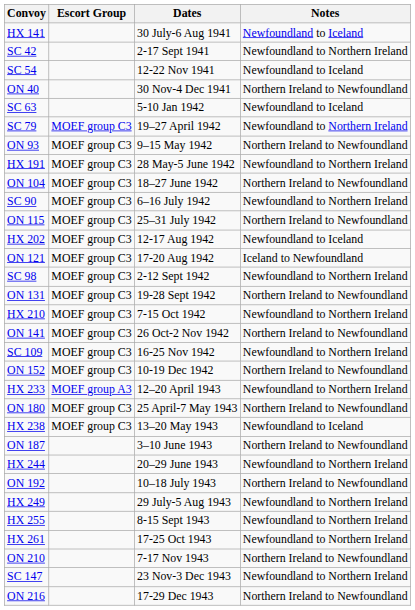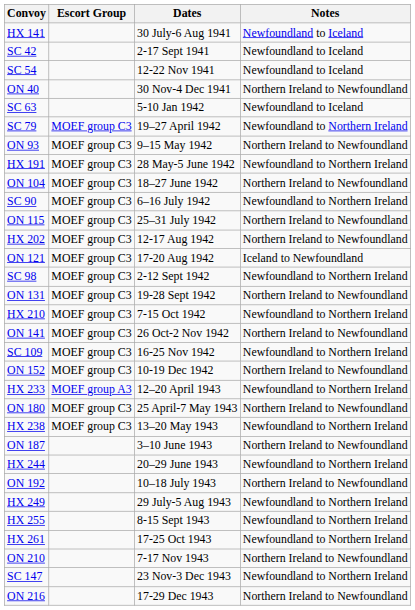(325, 51) Newfoundland to Northern Ireland -> (303, 51) Newfoundland to Iceland
(303, 239) Newfoundland to Iceland -> (325, 239) Northern Ireland to Newfoundland
(303, 426) Newfoundland to Iceland -> (325, 426) Newfoundland to Northern Ireland
